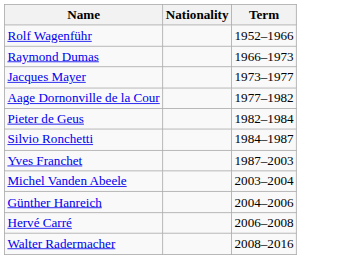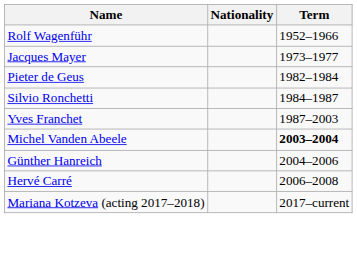- row: (53, 56)
- row: (84, 98)
(264, 181) normal -> (309, 139) bold
- row: (61, 243)
+ row: (106, 202)
